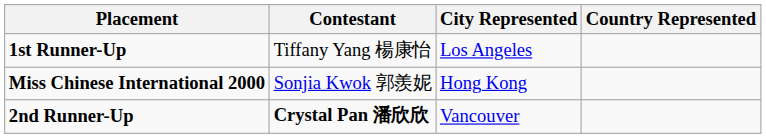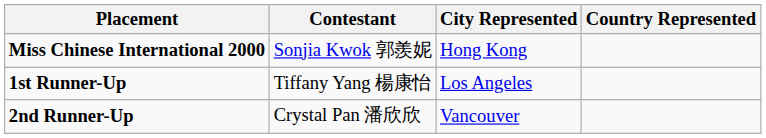rows swapped: (137, 83) <-> (68, 50)
(351, 115) bold -> (347, 115) normal
